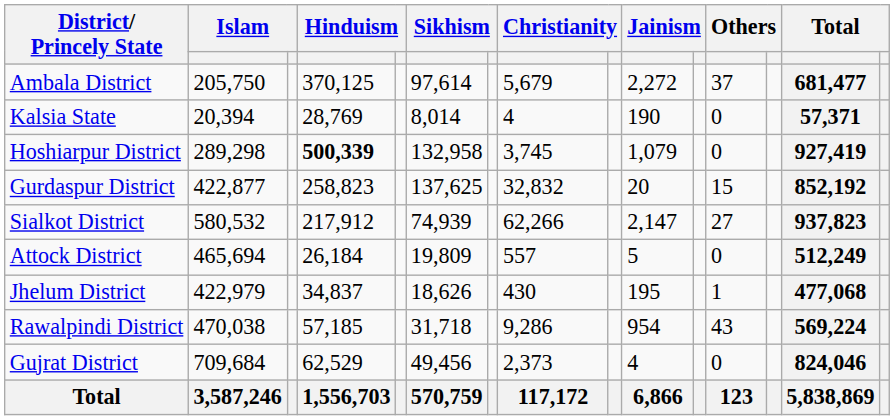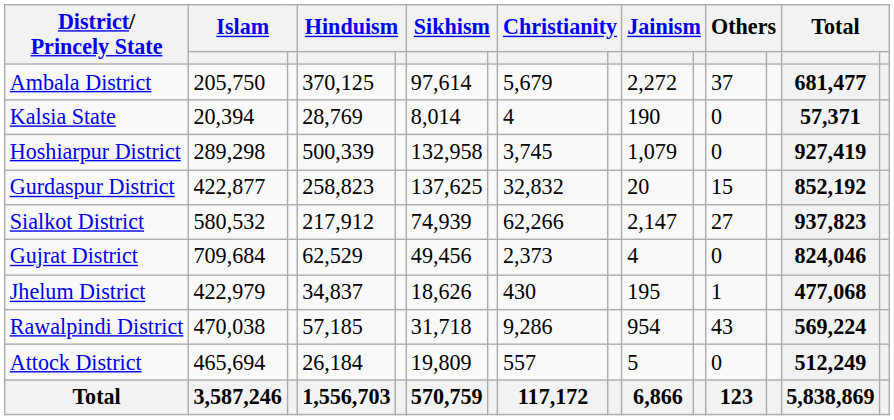(338, 151) bold -> (338, 151) normal
rows swapped: (74, 362) <-> (76, 256)
